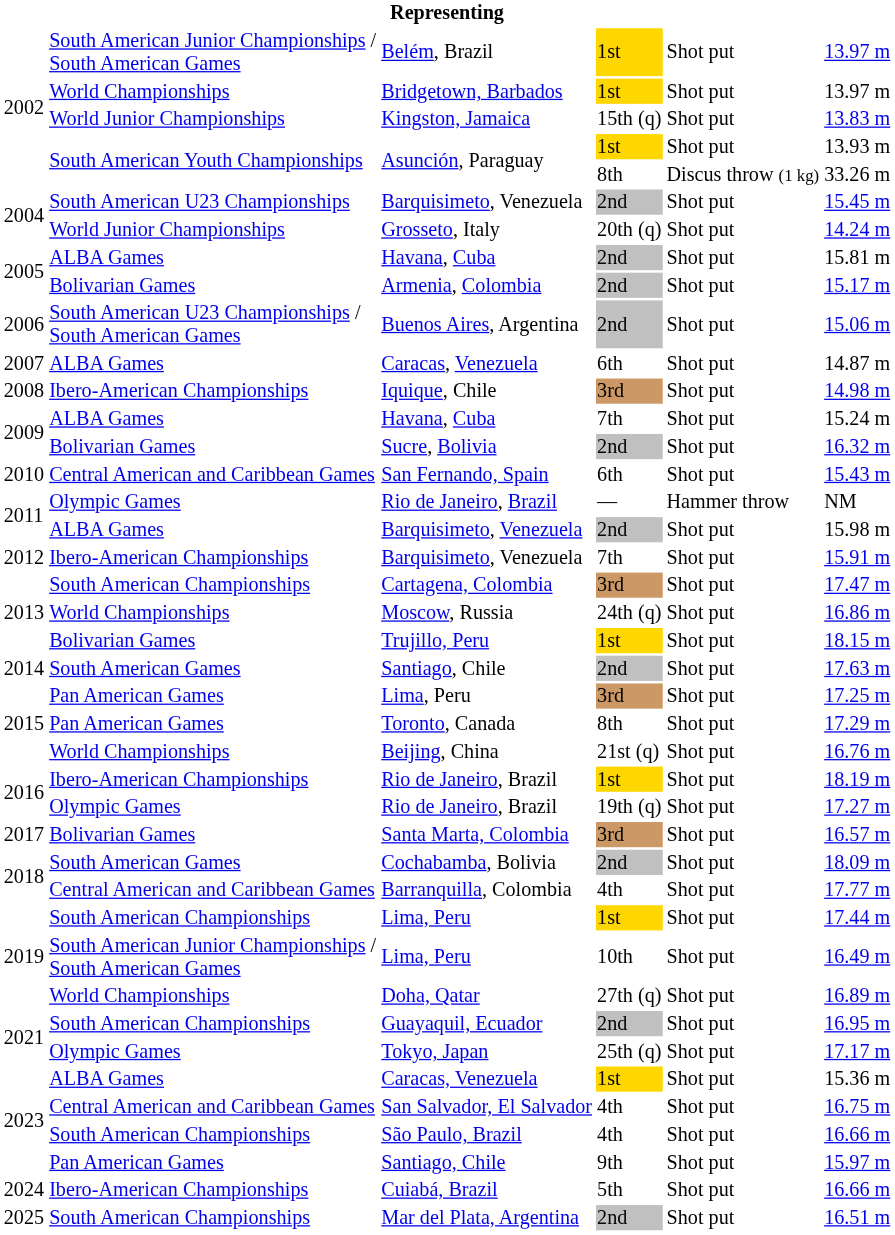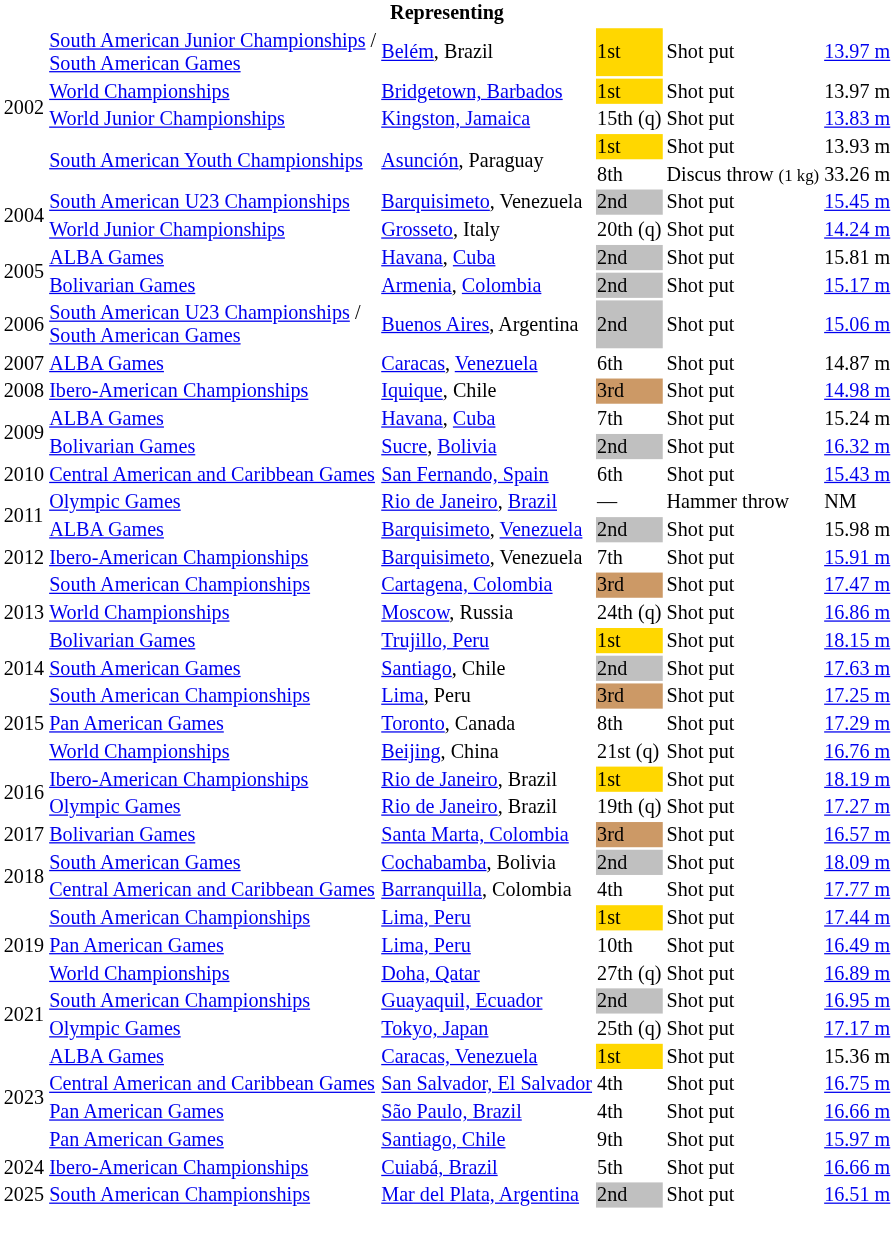(136, 695) Pan American Games -> (180, 695) South American Championships
(213, 956) South American Junior Championships / South American Games -> (136, 945) Pan American Games
(180, 1134) South American Championships -> (136, 1111) Pan American Games
